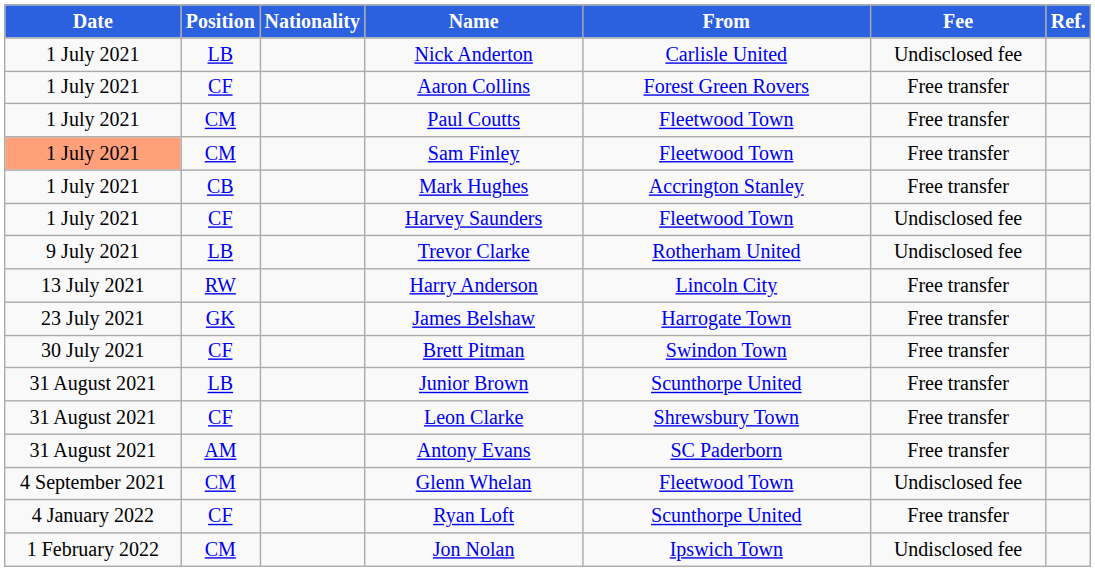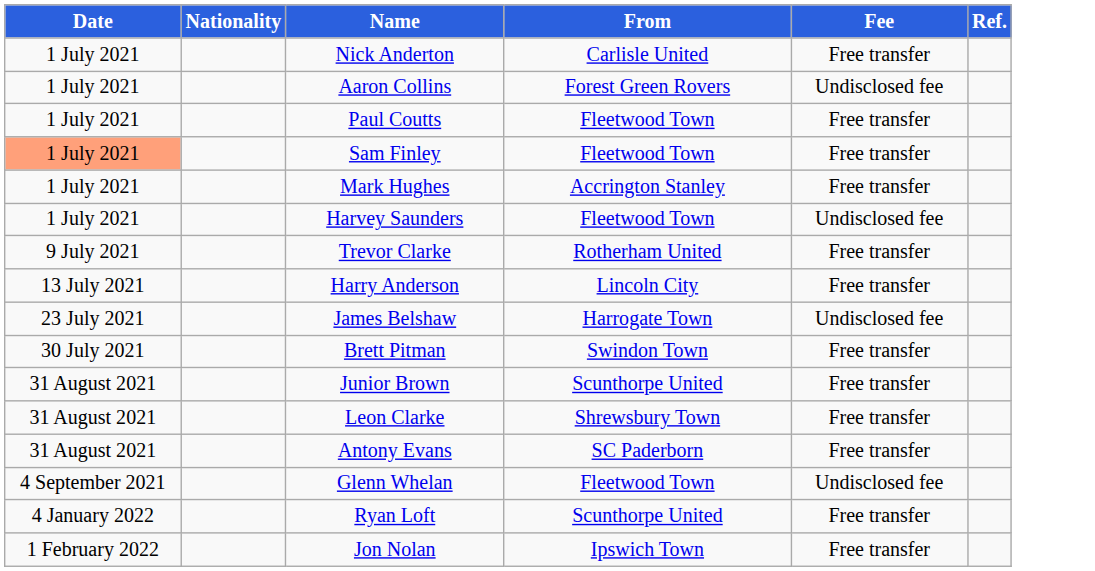- column: (220, 21)
(958, 54) Undisclosed fee -> (879, 54) Free transfer
(958, 87) Free transfer -> (879, 87) Undisclosed fee
(958, 252) Undisclosed fee -> (879, 252) Free transfer
(958, 318) Free transfer -> (879, 318) Undisclosed fee
(958, 549) Undisclosed fee -> (879, 549) Free transfer
